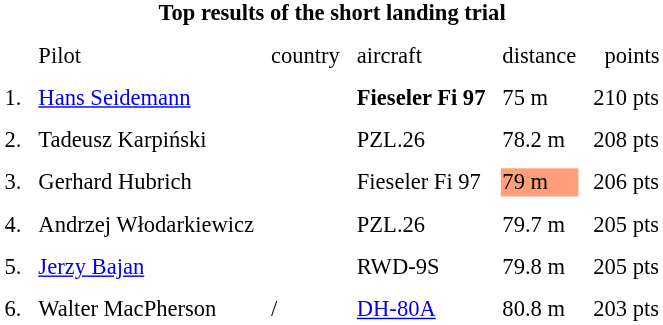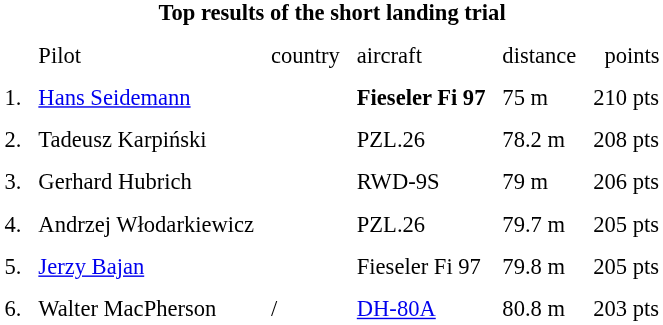(419, 182) Fieseler Fi 97 -> (398, 182) RWD-9S
(525, 182) lightsalmon background -> (525, 182) no background
(398, 266) RWD-9S -> (419, 266) Fieseler Fi 97
